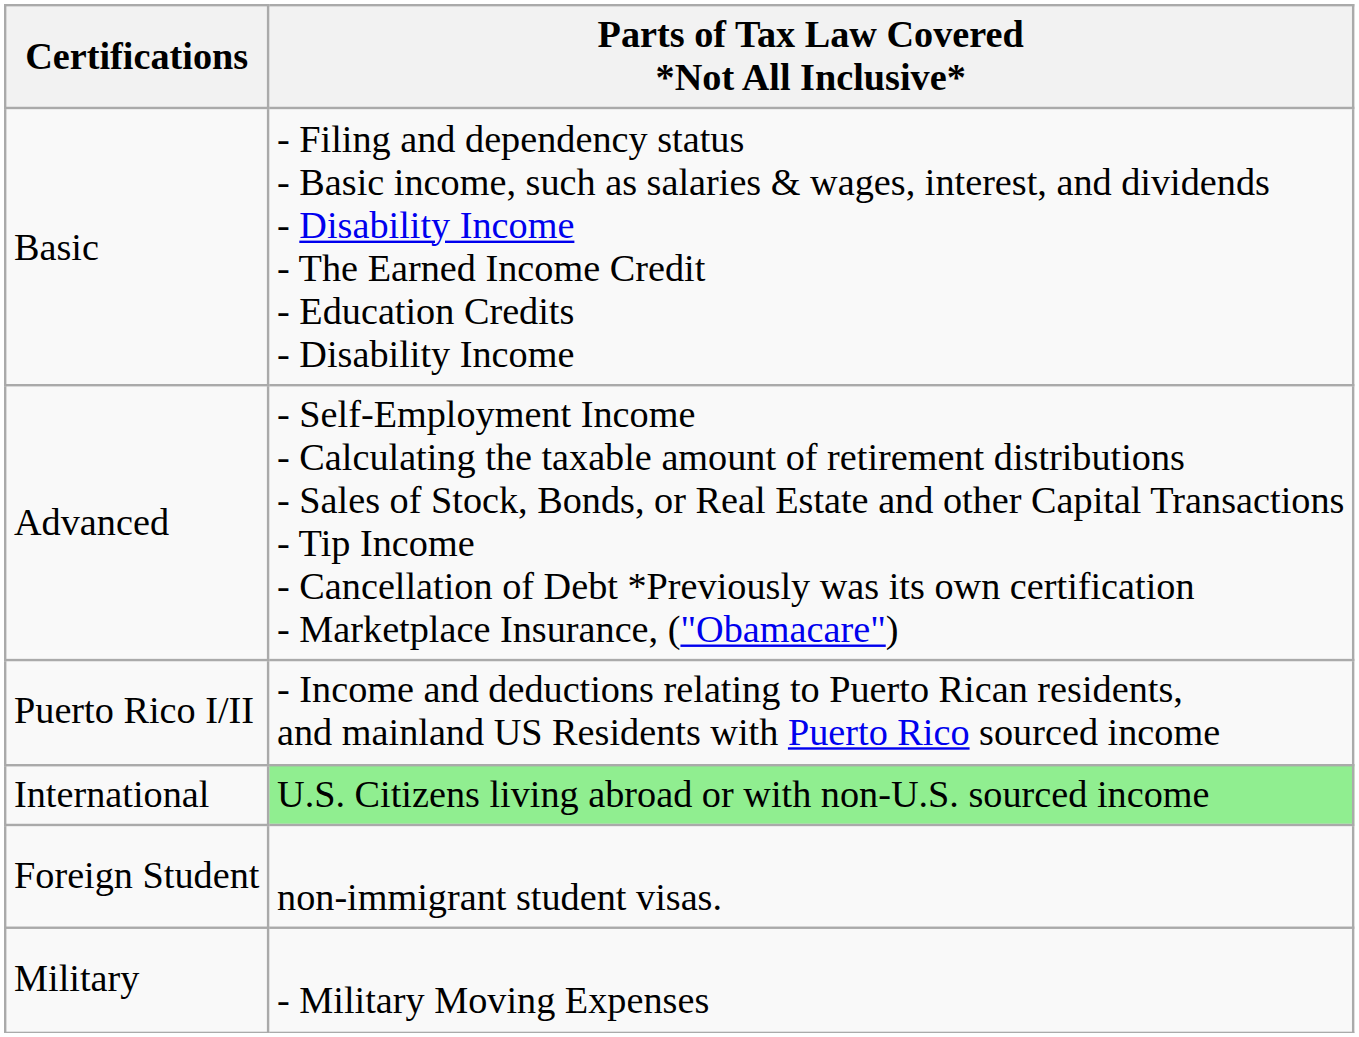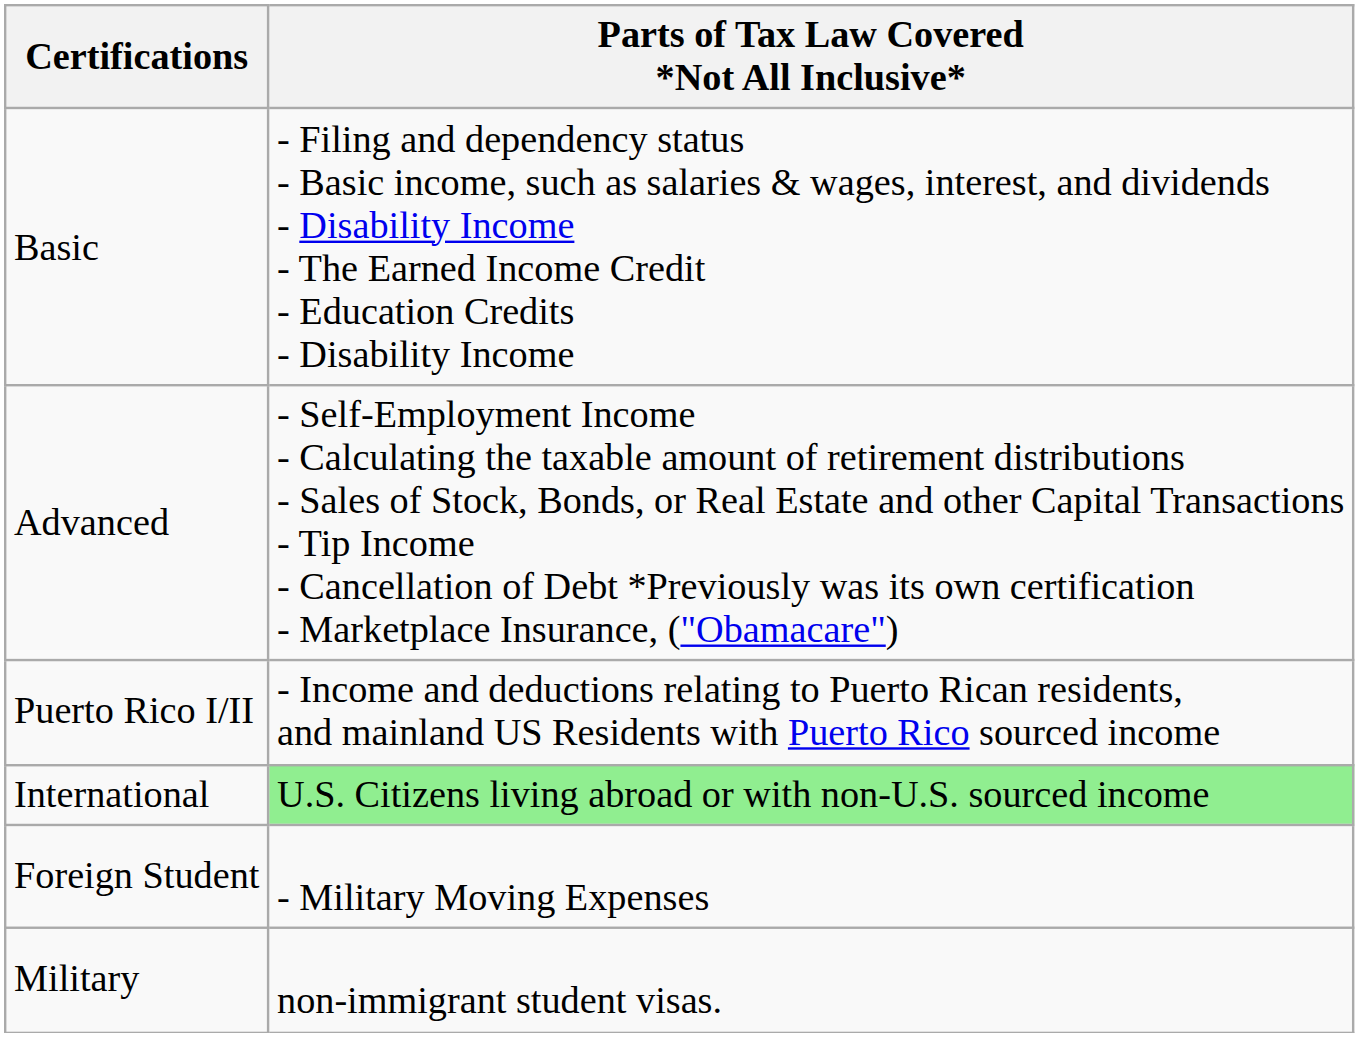(500, 897) non-immigrant student visas. -> (493, 897) - Military Moving Expenses
(493, 1000) - Military Moving Expenses -> (500, 1000) non-immigrant student visas.
